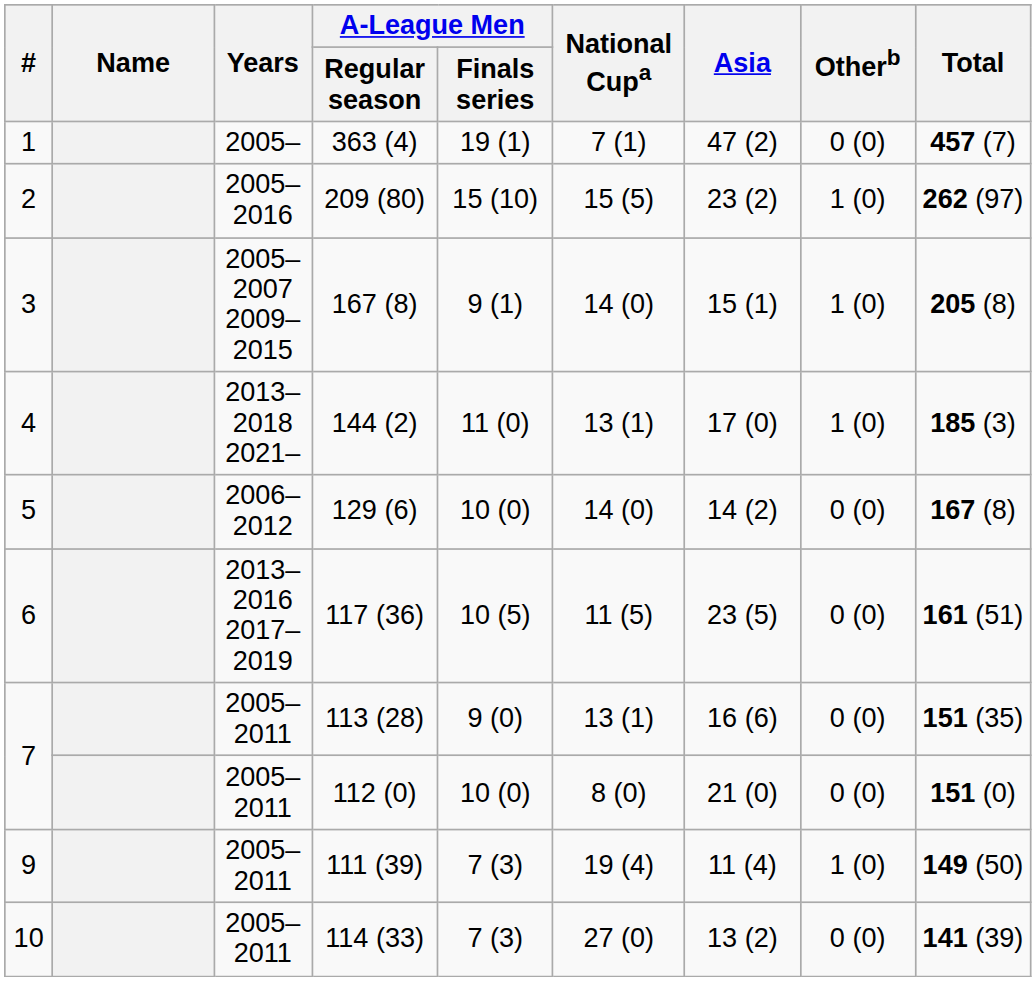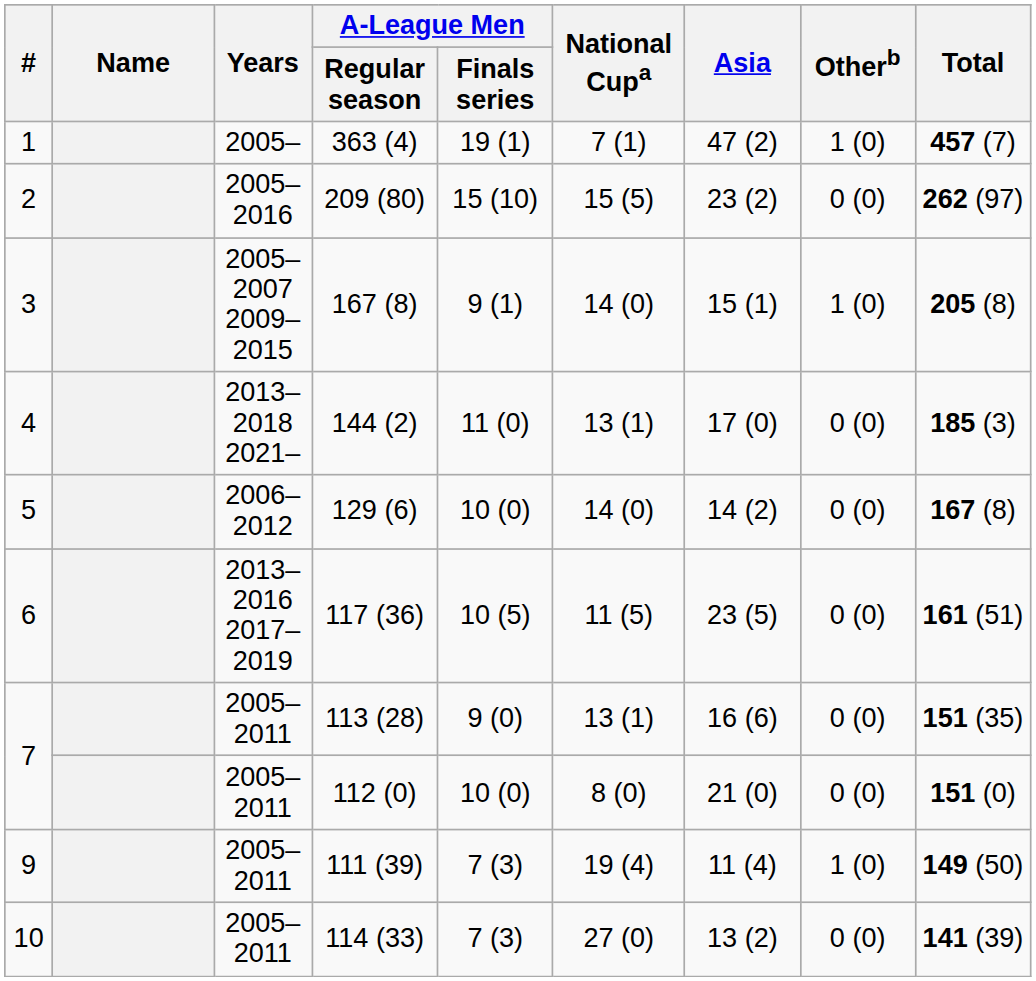(858, 142) 0 (0) -> (858, 142) 1 (0)
(858, 200) 1 (0) -> (858, 200) 0 (0)
(858, 422) 1 (0) -> (858, 422) 0 (0)
